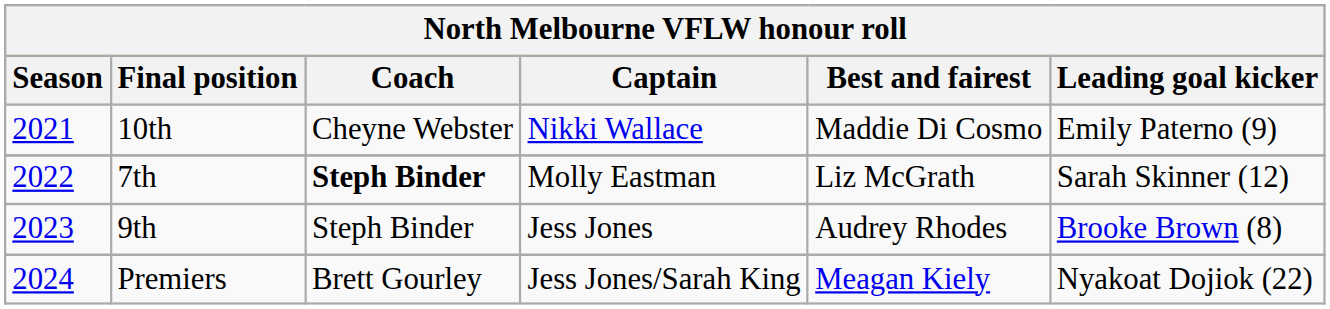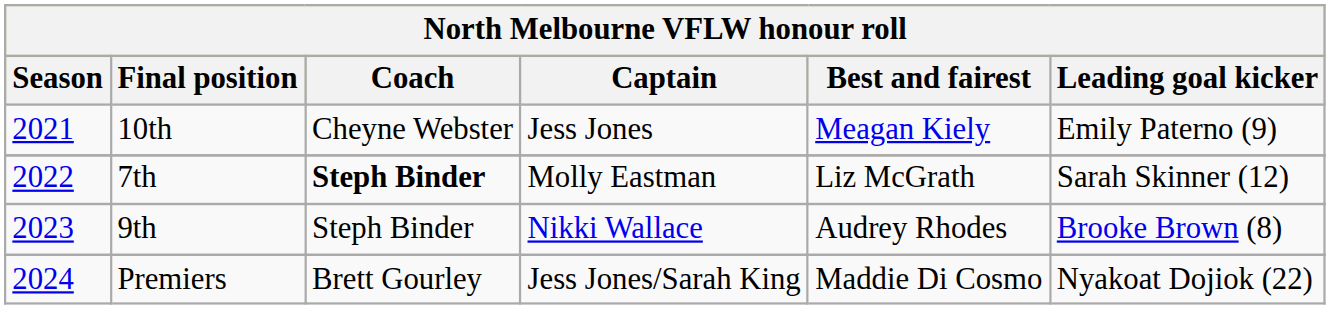(615, 129) Nikki Wallace -> (590, 129) Jess Jones
(929, 129) Maddie Di Cosmo -> (903, 129) Meagan Kiely
(590, 228) Jess Jones -> (615, 228) Nikki Wallace
(903, 278) Meagan Kiely -> (929, 278) Maddie Di Cosmo
